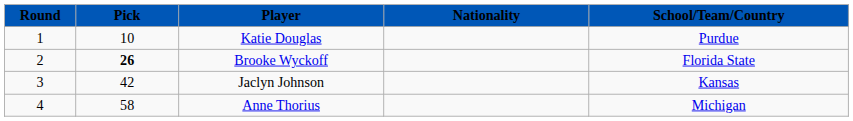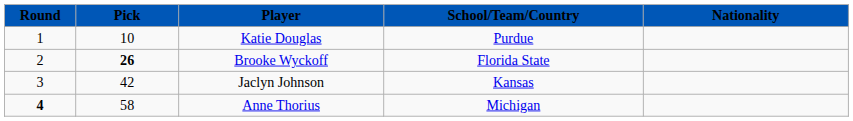columns swapped: (486, 15) <-> (719, 15)
(40, 104) normal -> (40, 104) bold
